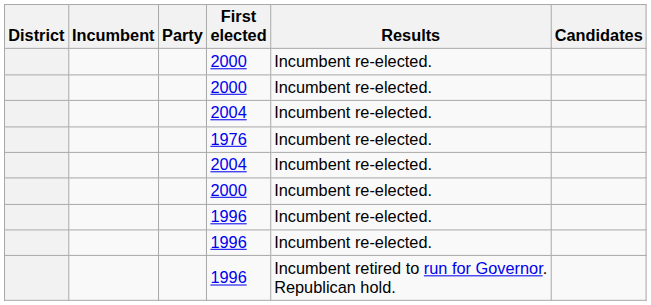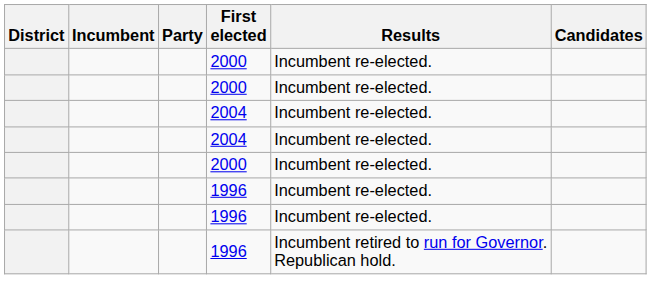- row: (36, 139)
